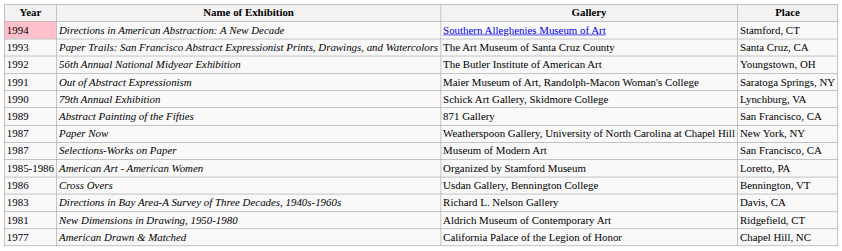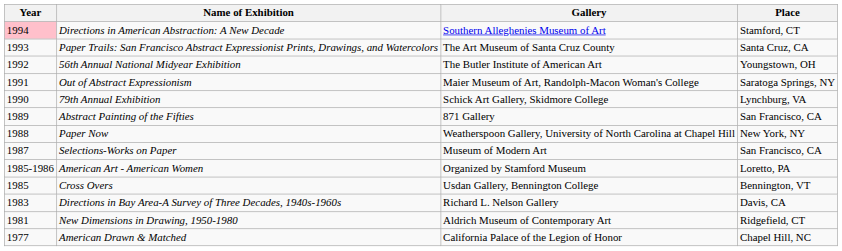(18, 133) 1987 -> (18, 133) 1988
(18, 185) 1986 -> (18, 185) 1985
